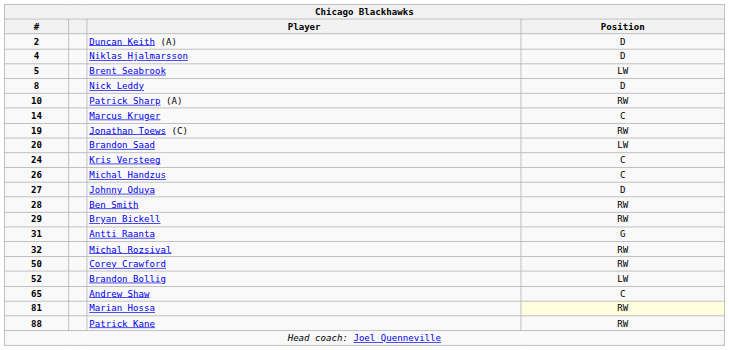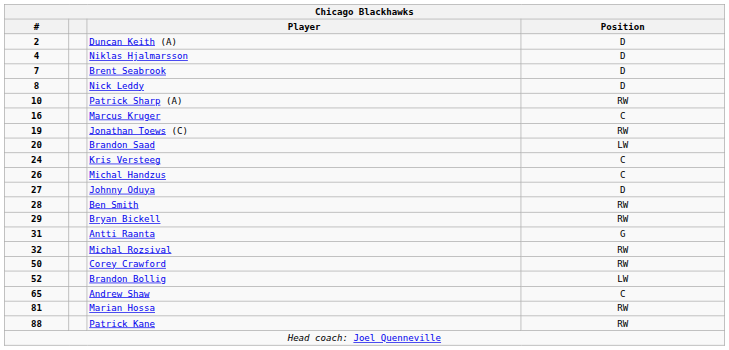(37, 71) 5 -> (37, 71) 7
(623, 71) LW -> (623, 71) D
(37, 116) 14 -> (37, 116) 16
(623, 308) lightyellow background -> (623, 308) no background
